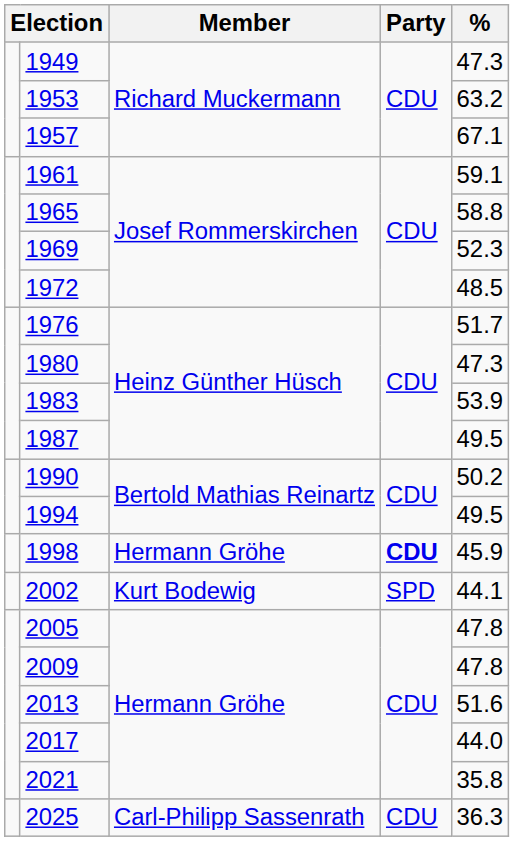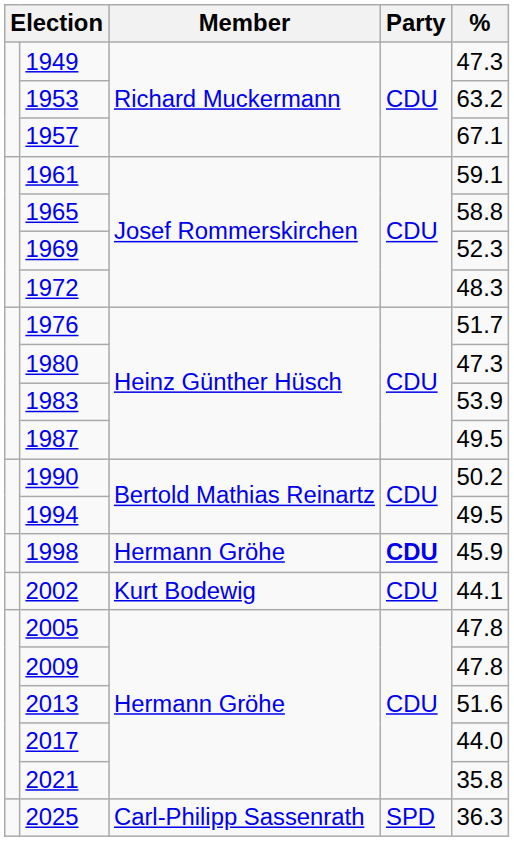(480, 288) 48.5 -> (480, 288) 48.3
(410, 590) SPD -> (412, 590) CDU
(412, 817) CDU -> (410, 817) SPD
